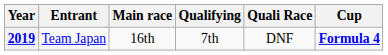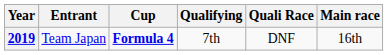columns swapped: (349, 16) <-> (142, 16)
